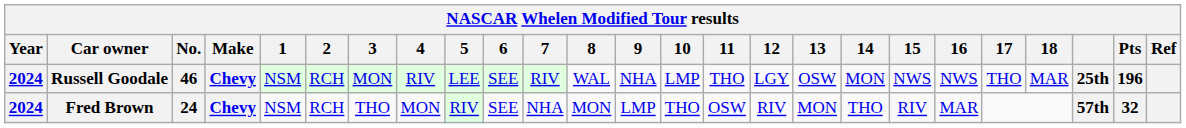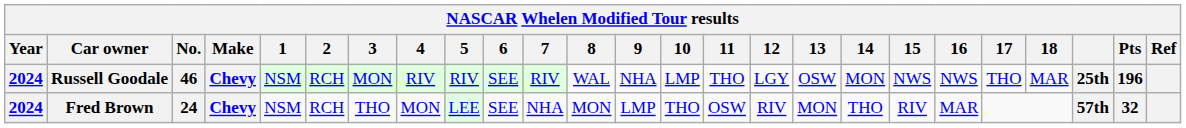(464, 78) LEE -> (464, 78) RIV
(464, 107) RIV -> (464, 107) LEE
